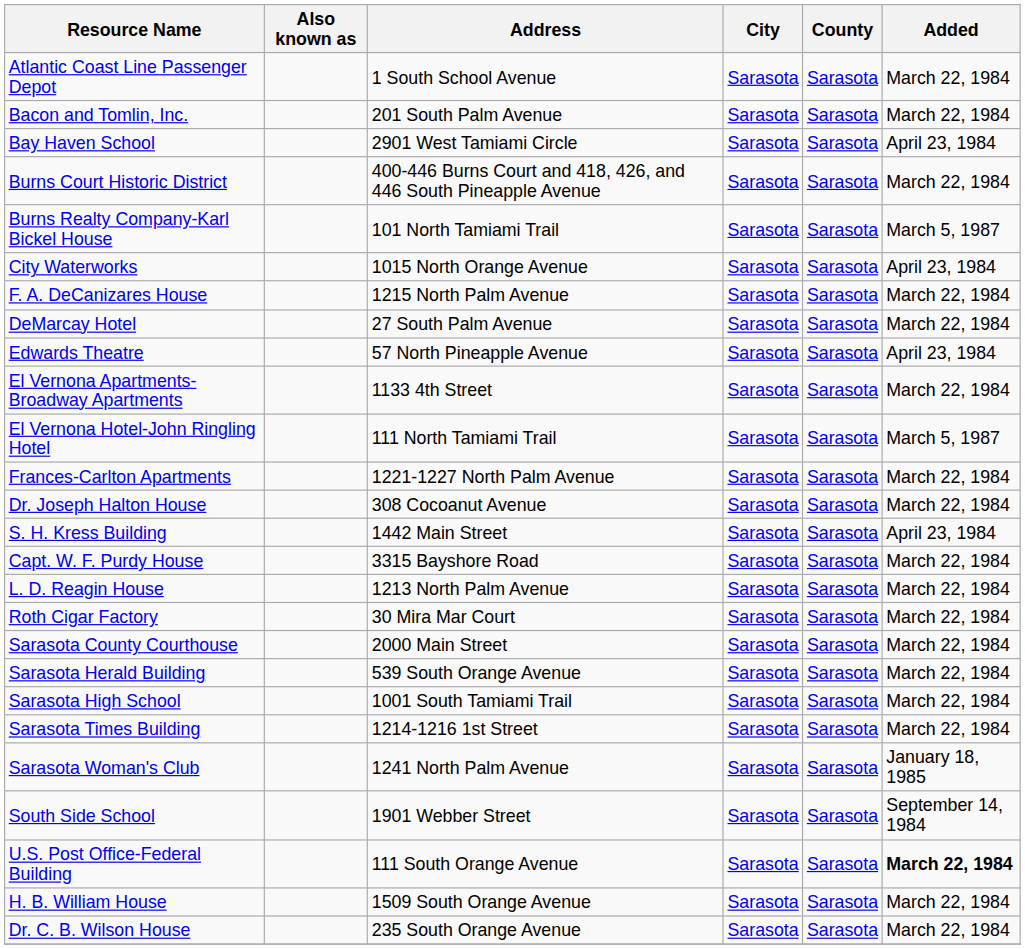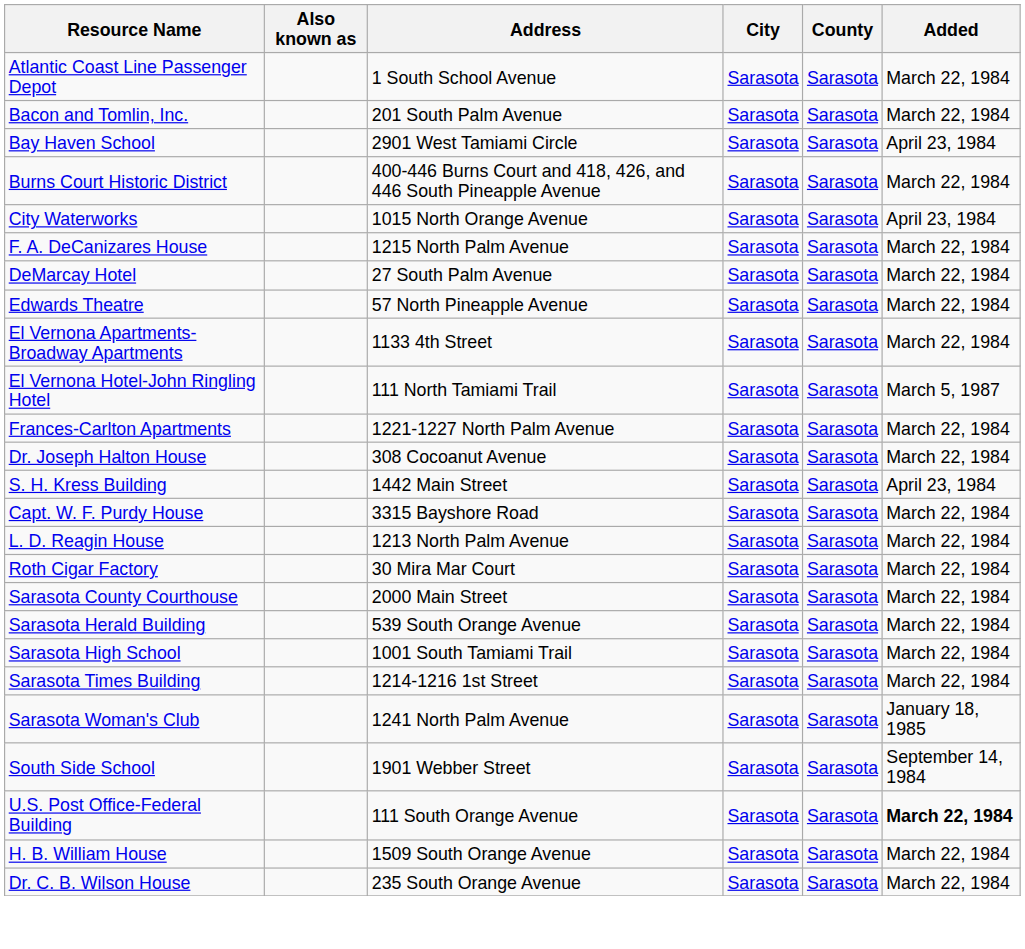- row: (119, 229)
(941, 352) April 23, 1984 -> (948, 304) March 22, 1984
